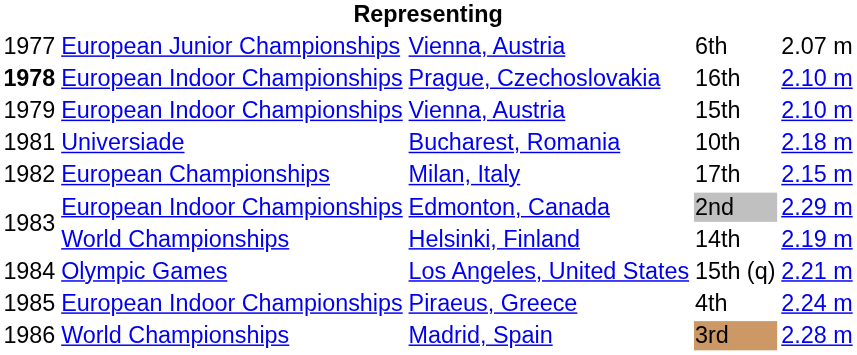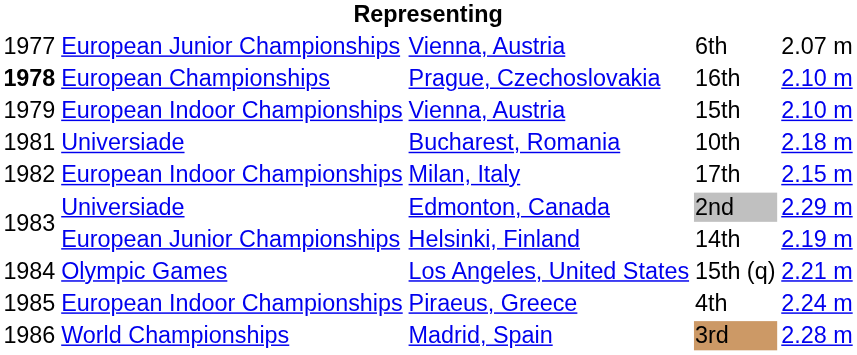(232, 78) European Indoor Championships -> (196, 78) European Championships
(196, 174) European Championships -> (232, 174) European Indoor Championships
(232, 207) European Indoor Championships -> (123, 207) Universiade
(175, 239) World Championships -> (231, 239) European Junior Championships
